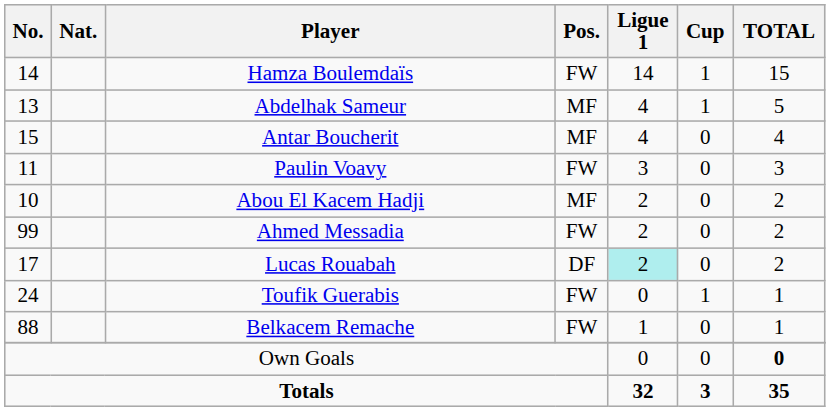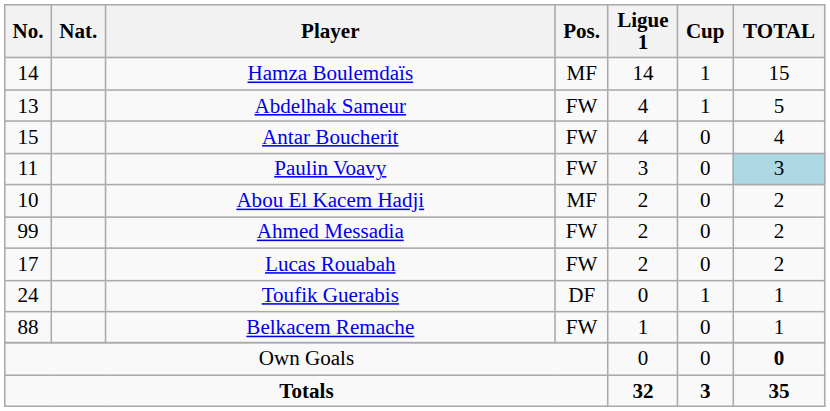(582, 73) FW -> (582, 73) MF
(582, 104) MF -> (582, 104) FW
(582, 136) MF -> (582, 136) FW
(779, 168) no background -> (779, 168) lightblue background
(582, 263) DF -> (582, 263) FW
(643, 263) paleturquoise background -> (643, 263) no background
(582, 295) FW -> (582, 295) DF
